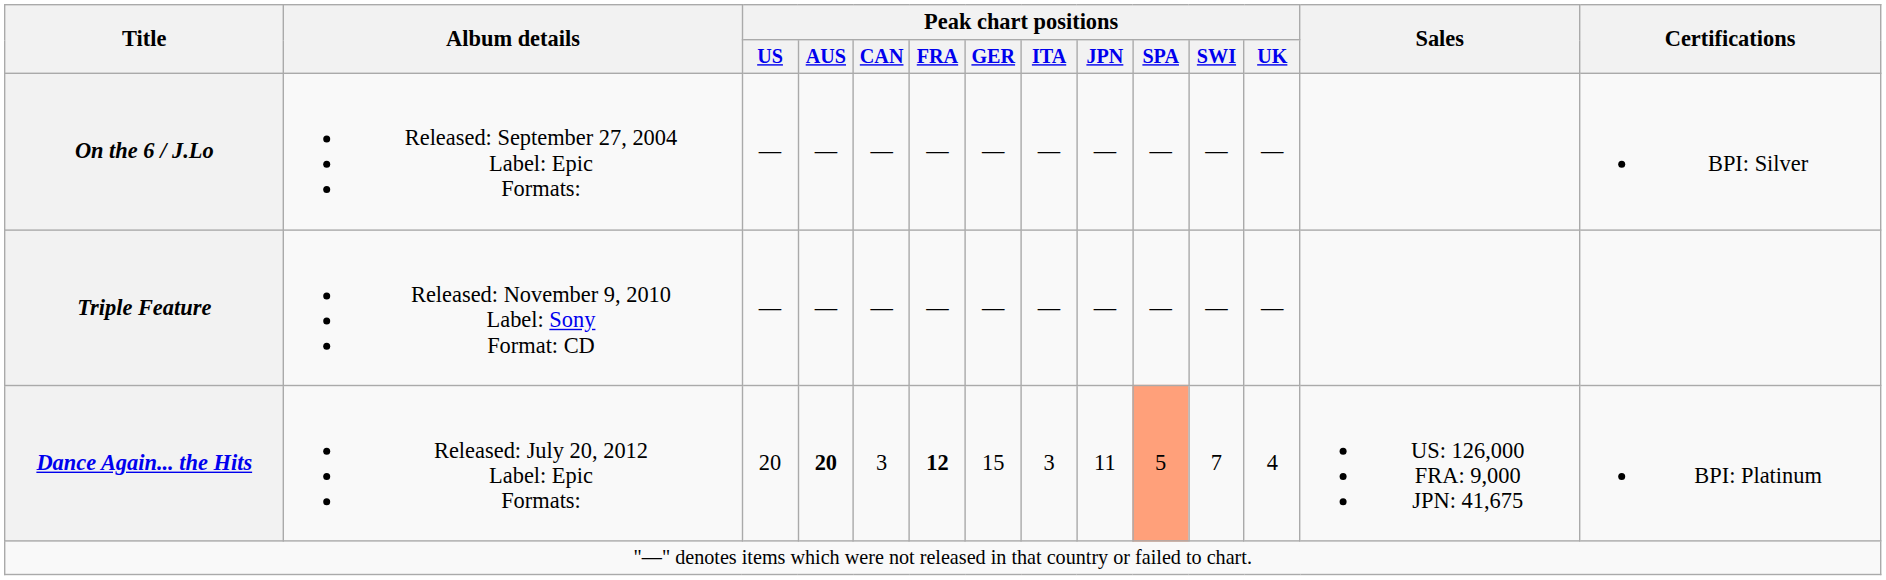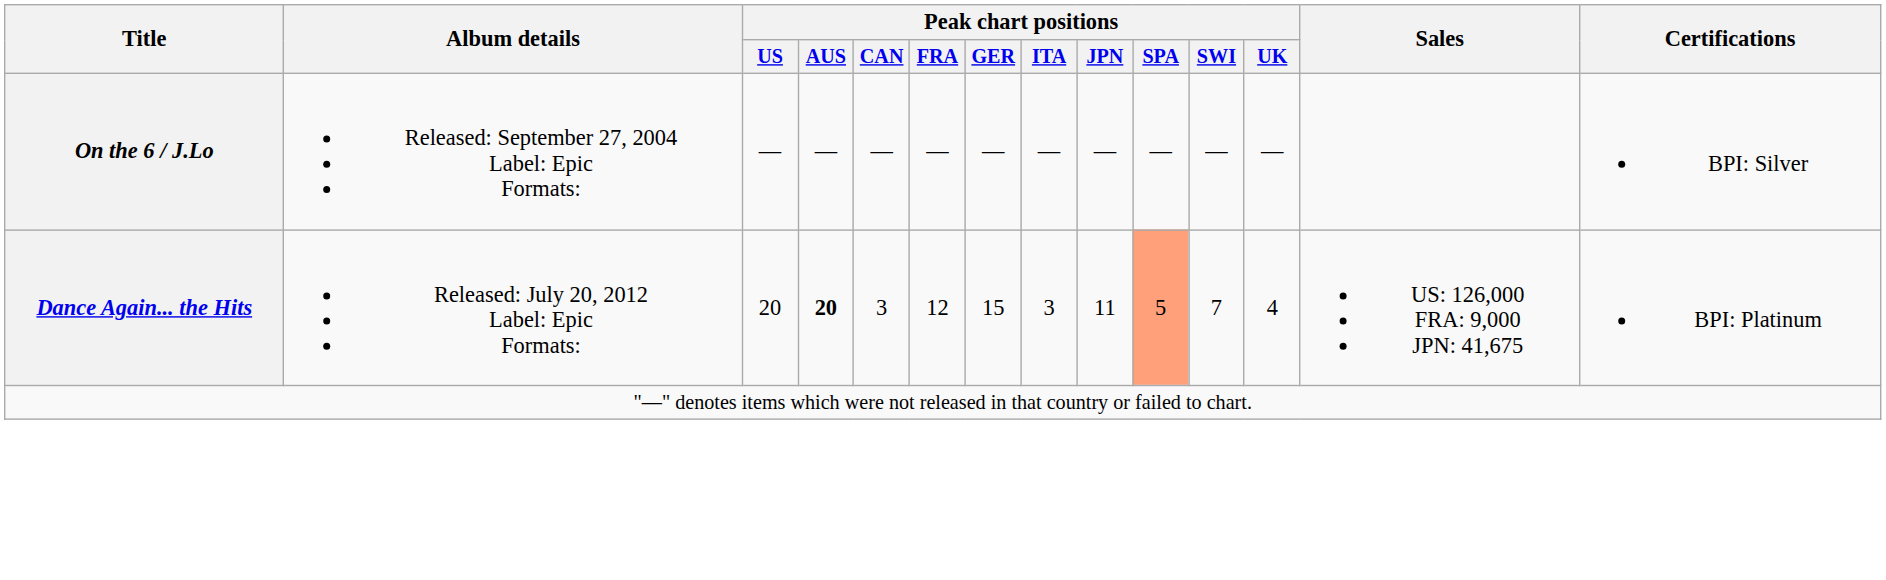- row: (144, 307)
(937, 463) bold -> (937, 307) normal
